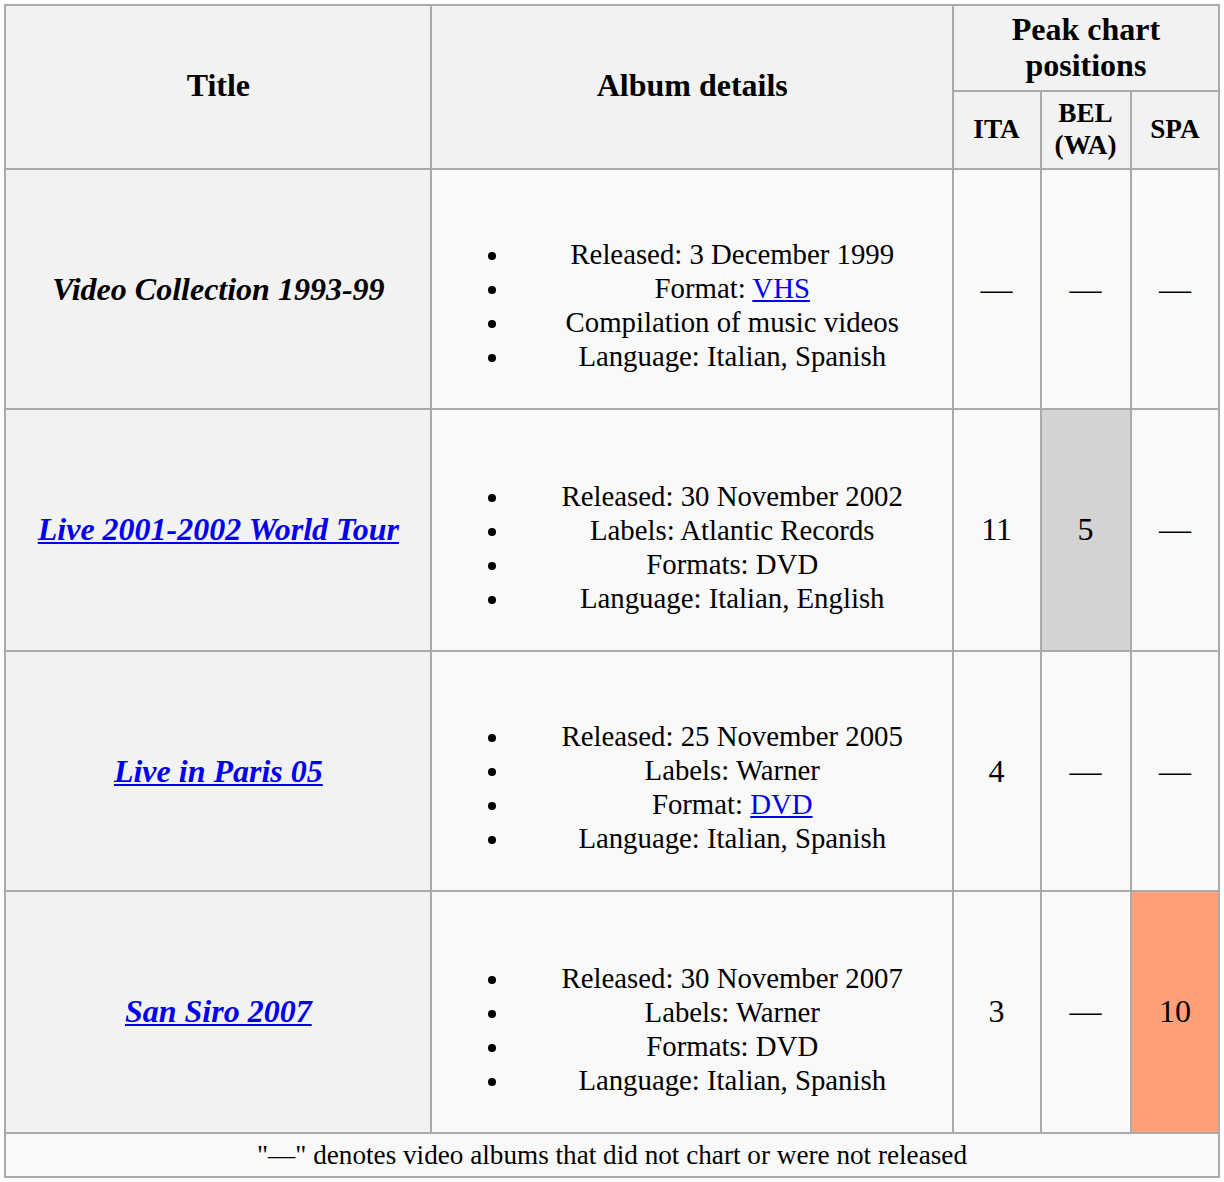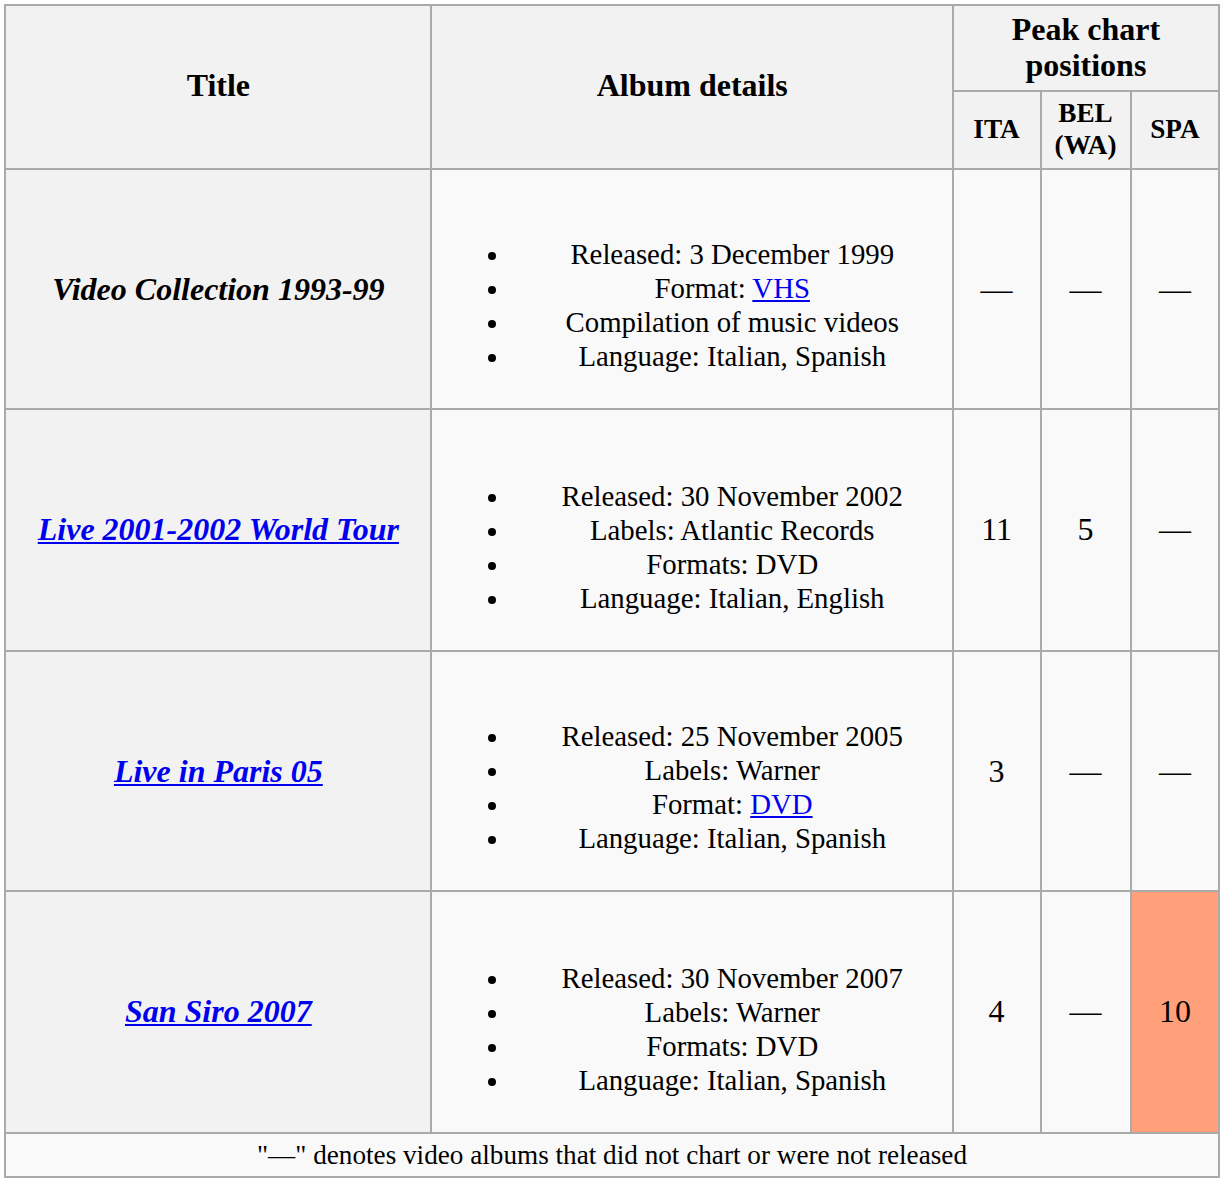(1086, 529) lightgrey background -> (1086, 529) no background
(997, 770) 4 -> (997, 770) 3
(997, 1011) 3 -> (997, 1011) 4
